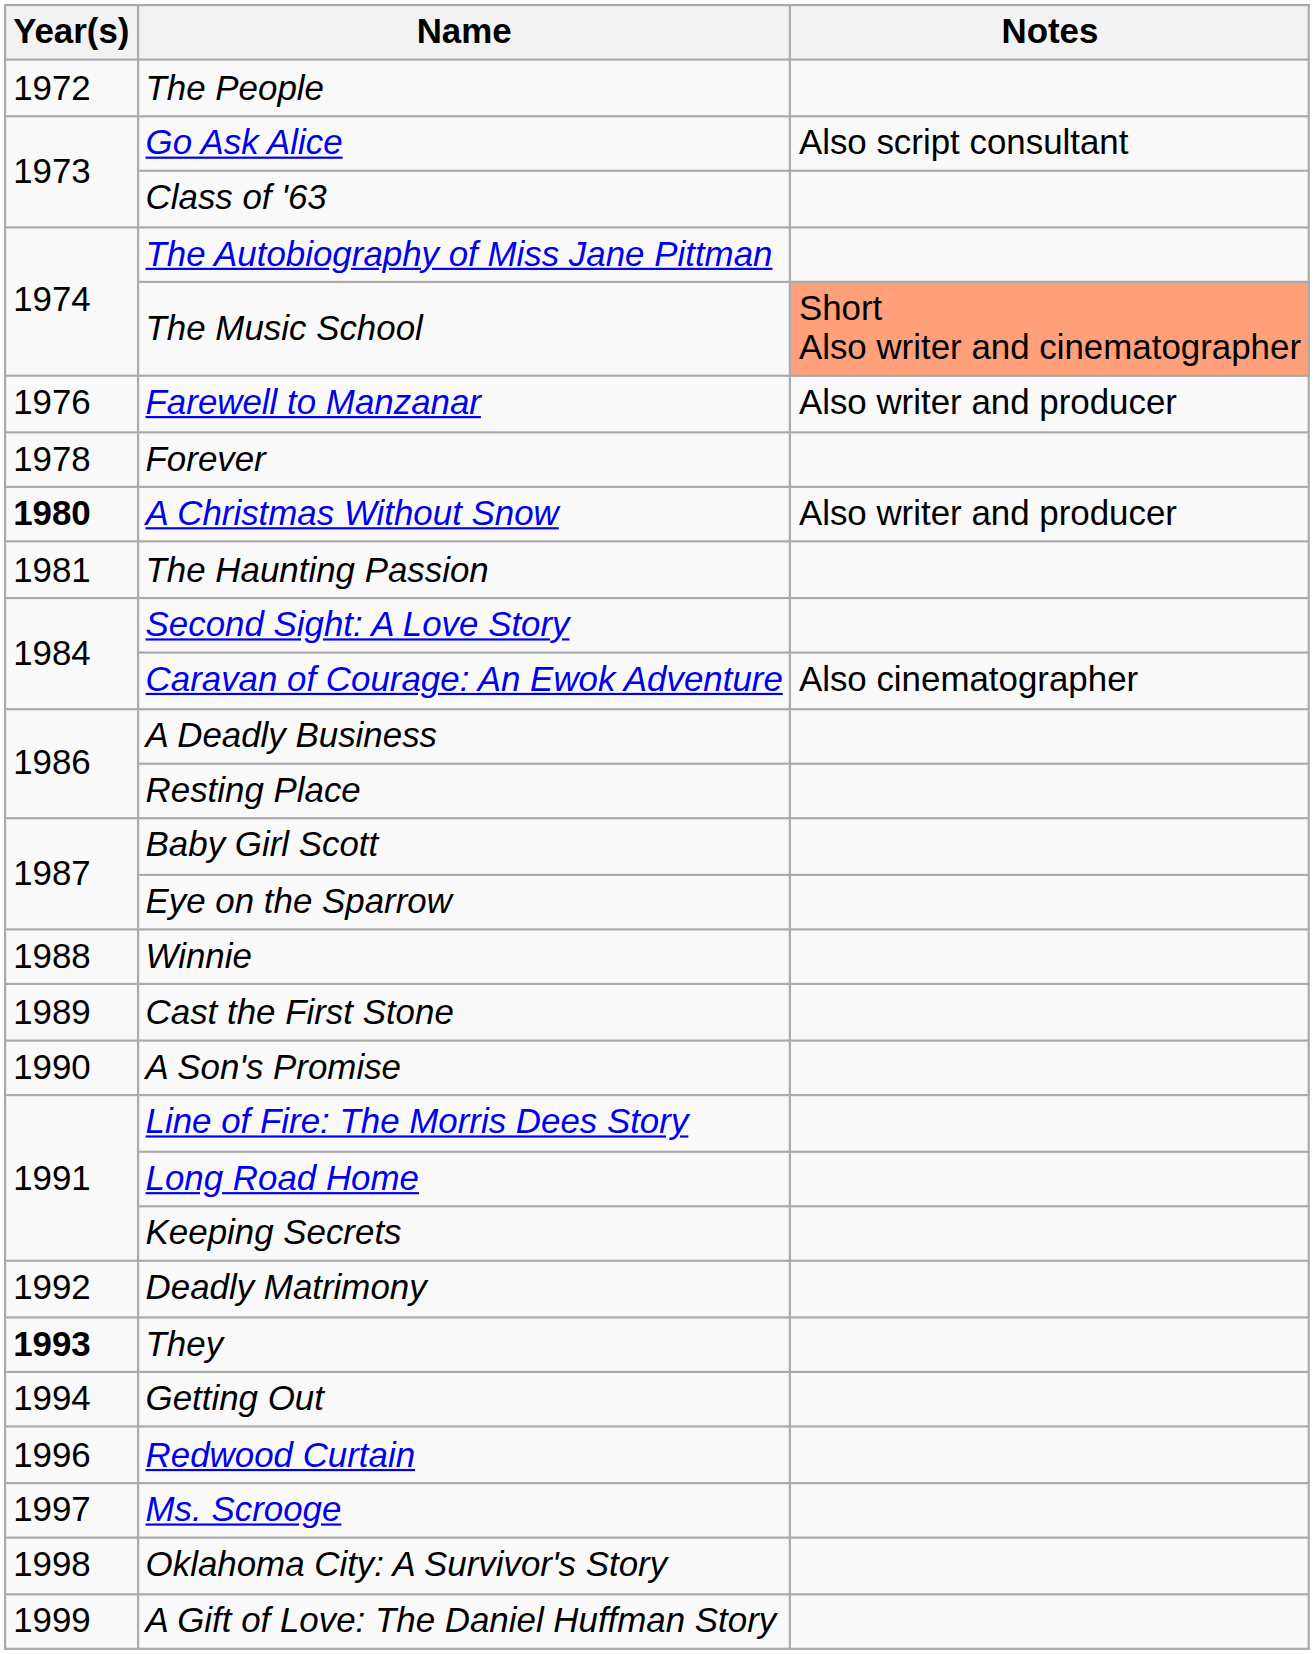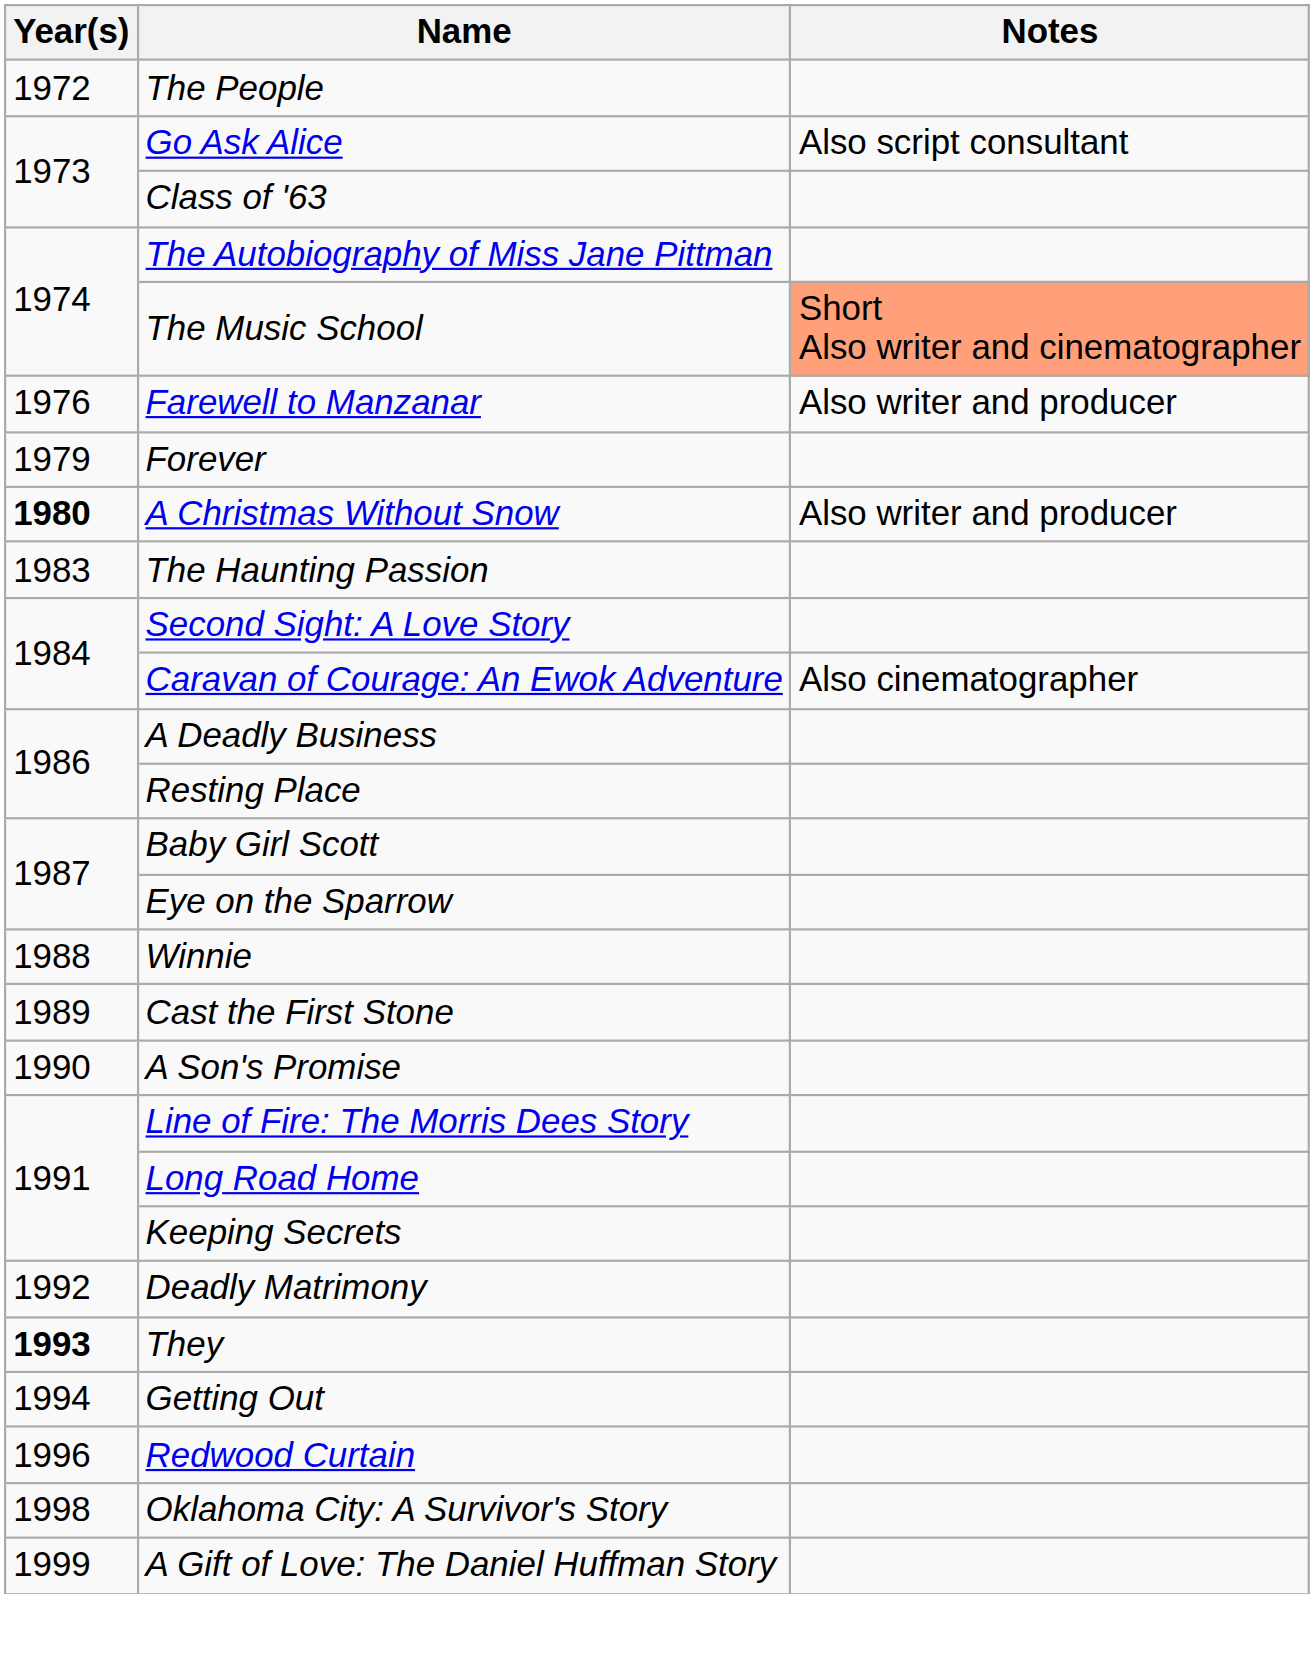(52, 458) 1978 -> (52, 458) 1979
(52, 569) 1981 -> (52, 569) 1983
- row: (243, 1509)
